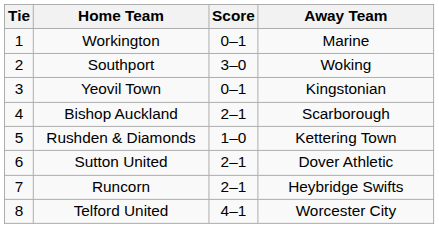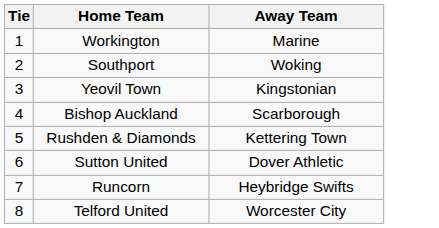- column: (233, 16)
